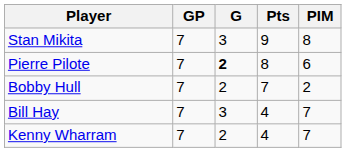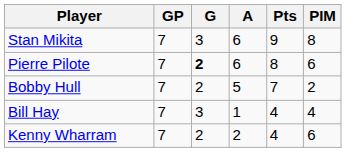+ column: (248, 16)
(307, 111) 7 -> (311, 111) 4
(307, 135) 7 -> (311, 135) 6
